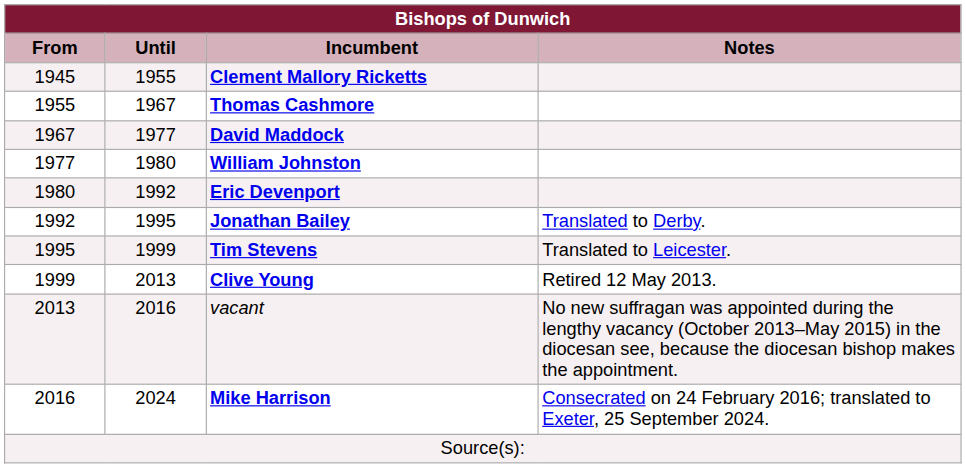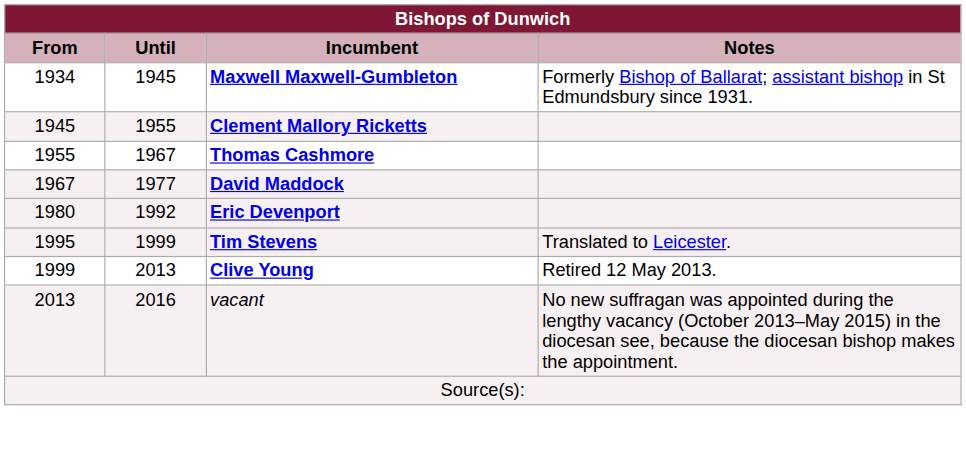+ row: (334, 76)
- row: (285, 163)
- row: (280, 221)
- row: (270, 398)
